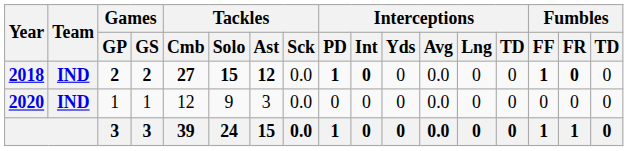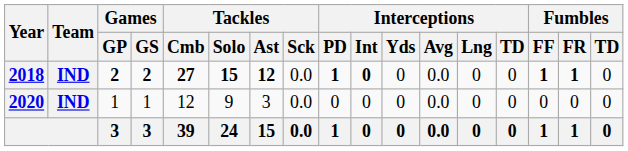(575, 74) 0 -> (575, 74) 1
